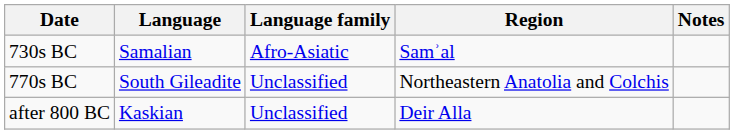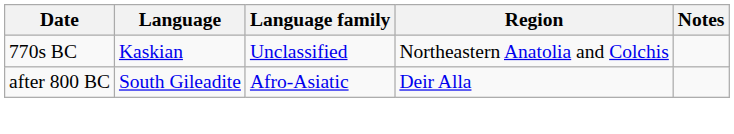- row: (43, 50)
(180, 81) South Gileadite -> (151, 50) Kaskian
(151, 112) Kaskian -> (180, 81) South Gileadite
(299, 112) Unclassified -> (299, 81) Afro-Asiatic
